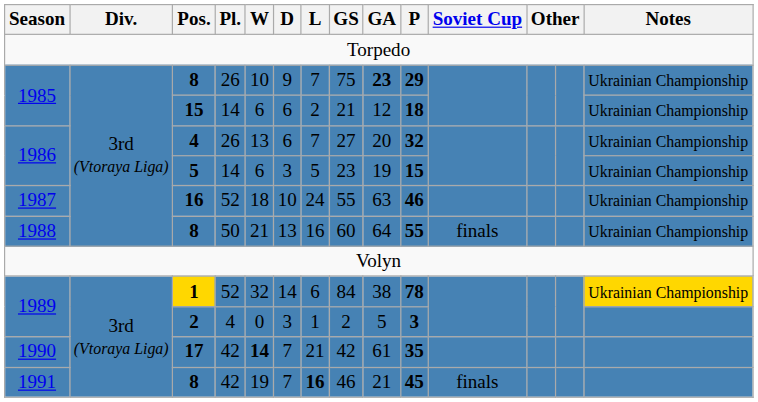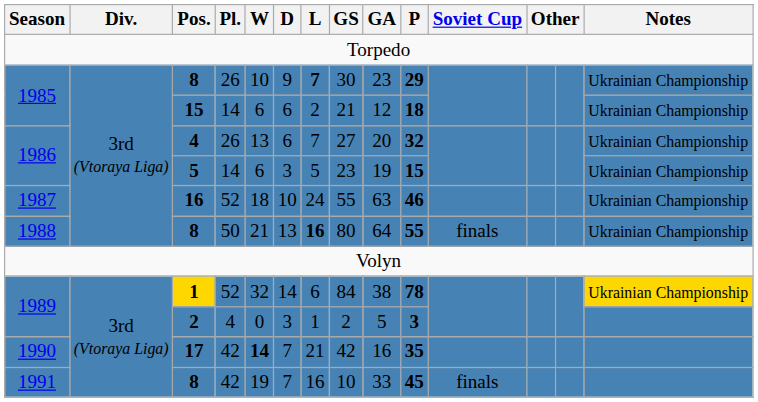(315, 79) normal -> (315, 79) bold
(346, 79) 75 -> (346, 79) 30
(382, 79) bold -> (382, 79) normal
(315, 230) normal -> (315, 230) bold
(346, 230) 60 -> (346, 230) 80
(382, 351) 61 -> (382, 351) 16
(315, 381) bold -> (315, 381) normal
(346, 381) 46 -> (346, 381) 10
(382, 381) 21 -> (382, 381) 33
